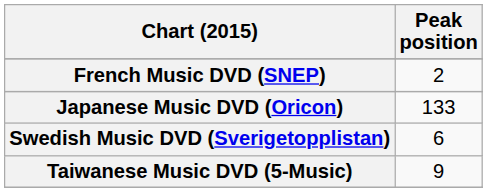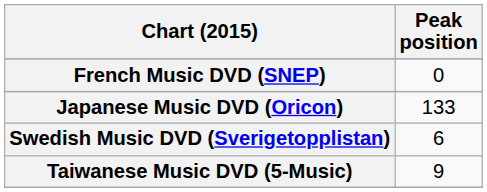(439, 75) 2 -> (439, 75) 0
